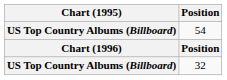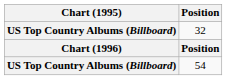rows swapped: (200, 30) <-> (200, 65)
